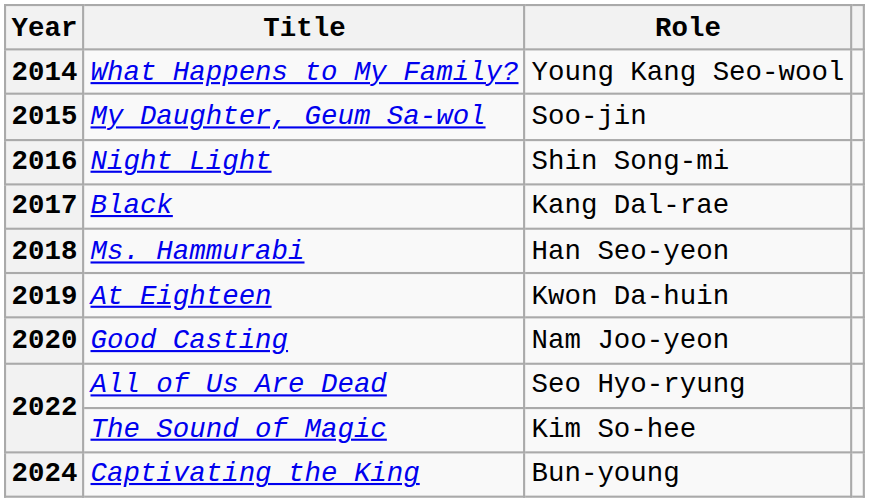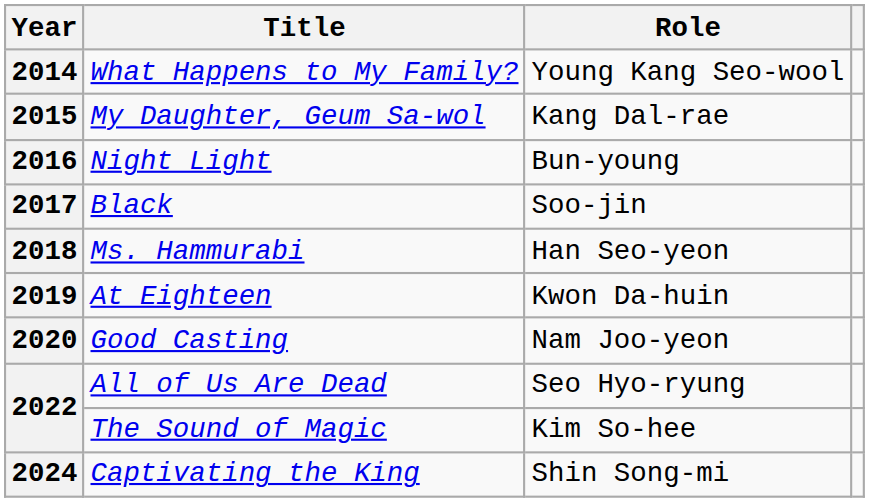(589, 117) Soo-jin -> (630, 117) Kang Dal-rae
(630, 162) Shin Song-mi -> (606, 162) Bun-young
(630, 206) Kang Dal-rae -> (589, 206) Soo-jin
(606, 474) Bun-young -> (630, 474) Shin Song-mi
